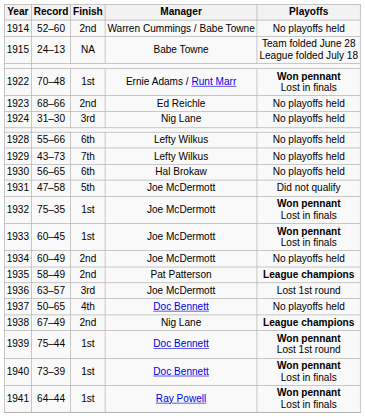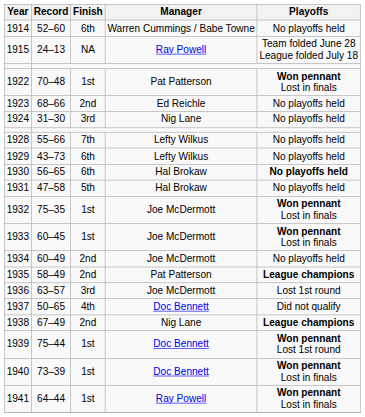(88, 28) 2nd -> (88, 28) 6th
(181, 50) Babe Towne -> (181, 50) Ray Powell
(181, 82) Ernie Adams / Runt Marr -> (181, 82) Pat Patterson
(88, 140) 6th -> (88, 140) 7th
(88, 156) 7th -> (88, 156) 6th
(309, 172) normal -> (309, 172) bold
(181, 188) Joe McDermott -> (181, 188) Hal Brokaw
(309, 188) Did not qualify -> (309, 188) No playoffs held
(309, 306) No playoffs held -> (309, 306) Did not qualify
